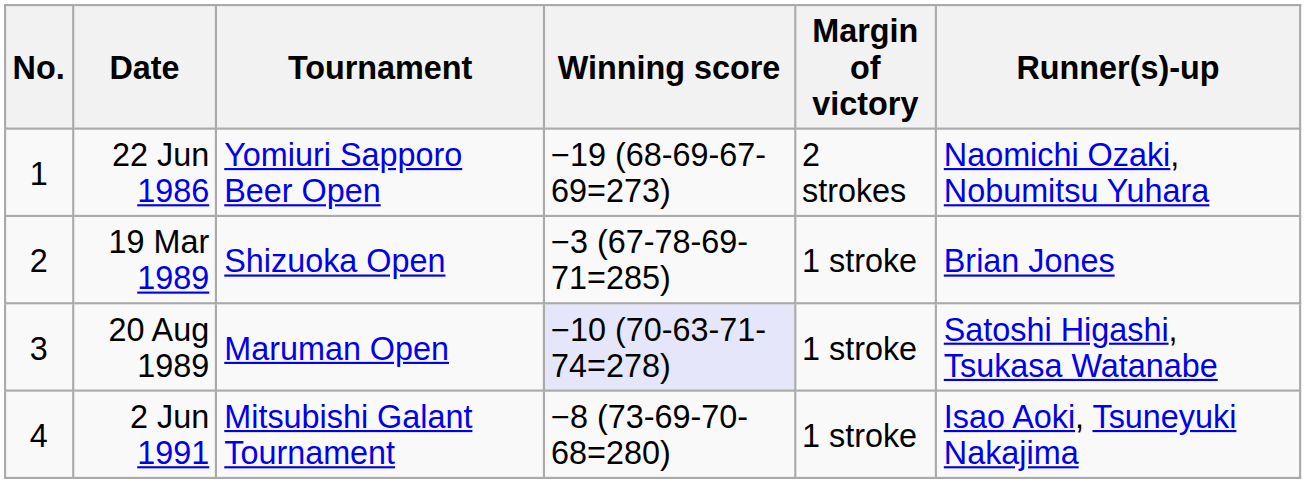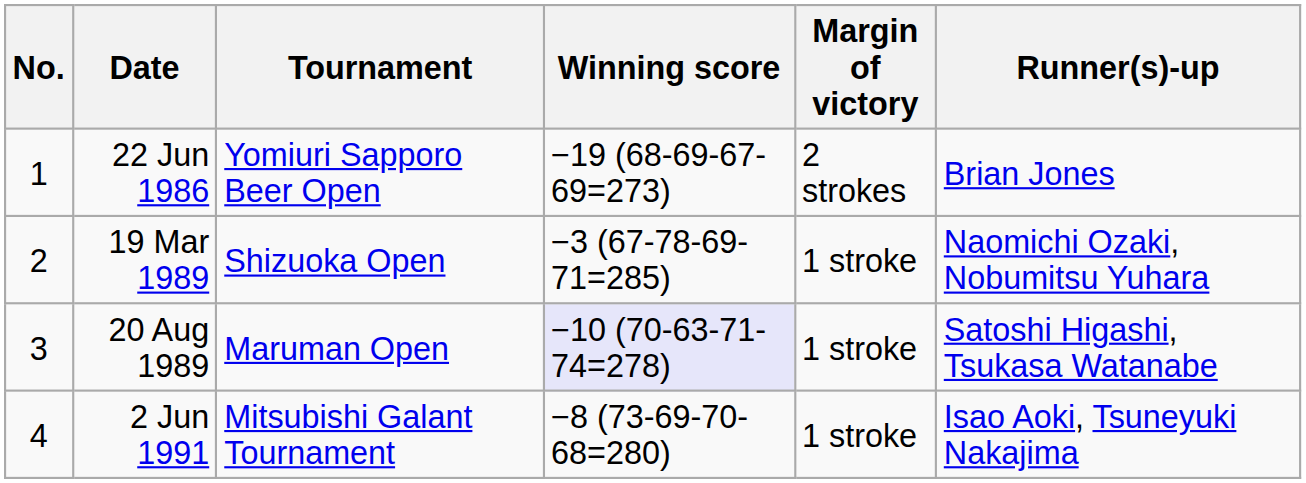(1077, 173) Naomichi Ozaki, Nobumitsu Yuhara -> (1029, 173) Brian Jones
(1029, 260) Brian Jones -> (1077, 260) Naomichi Ozaki, Nobumitsu Yuhara
